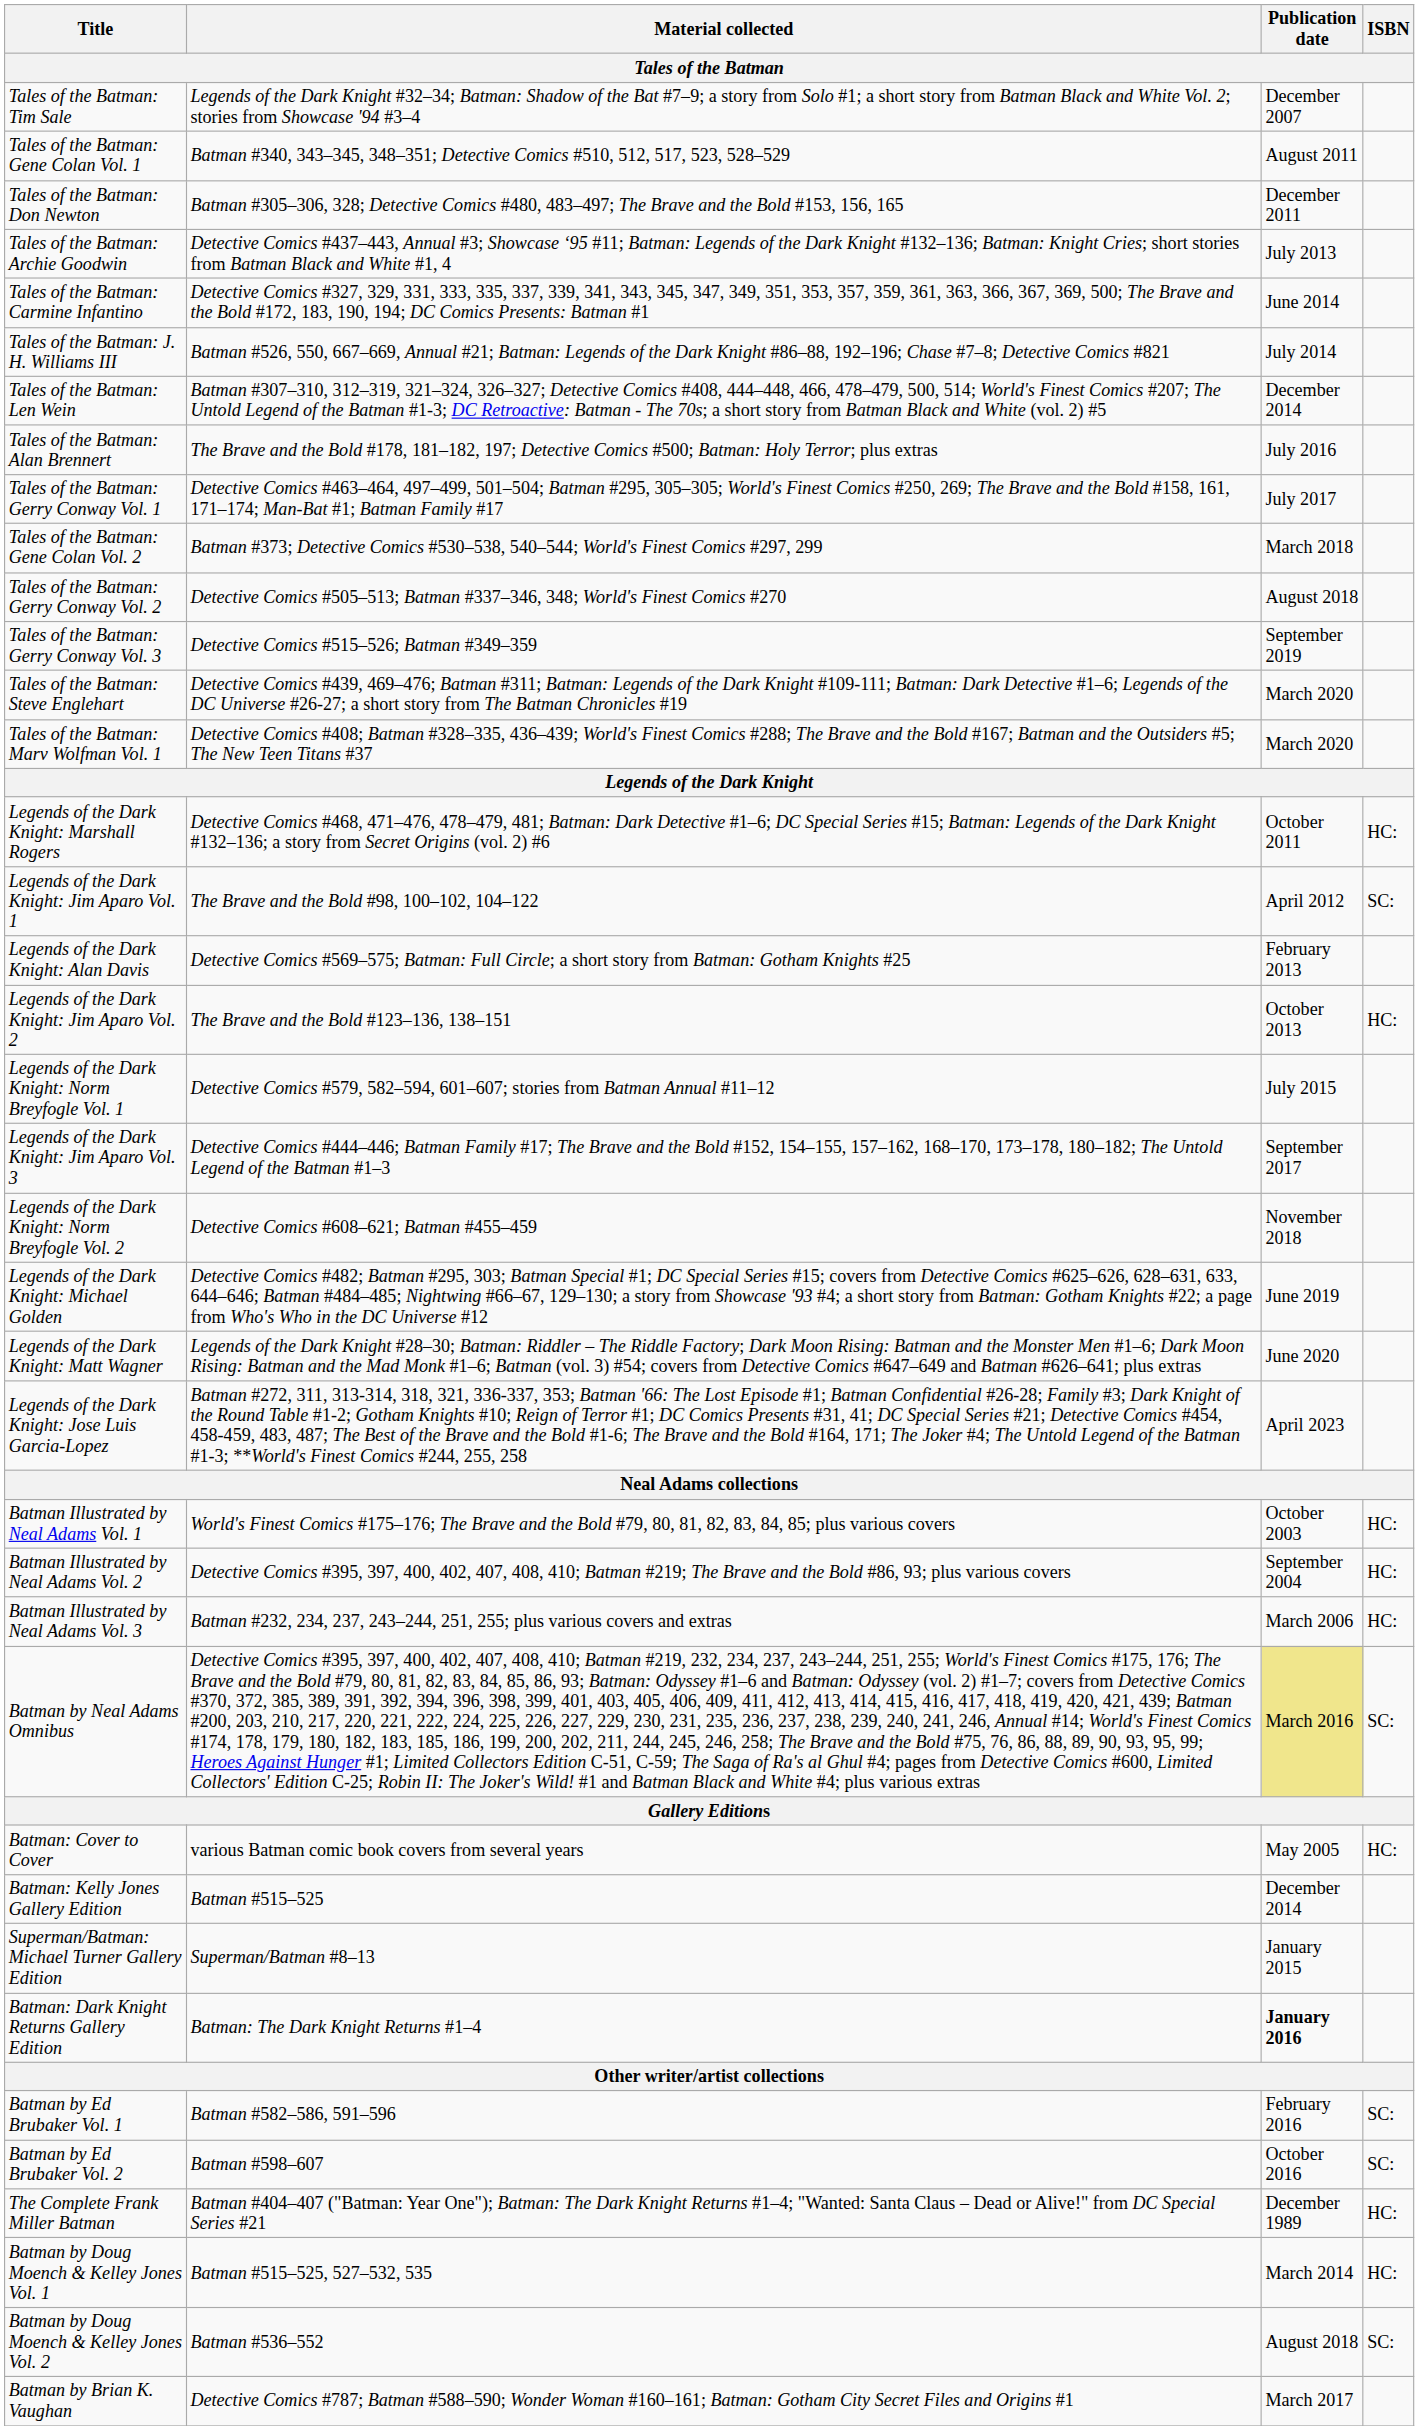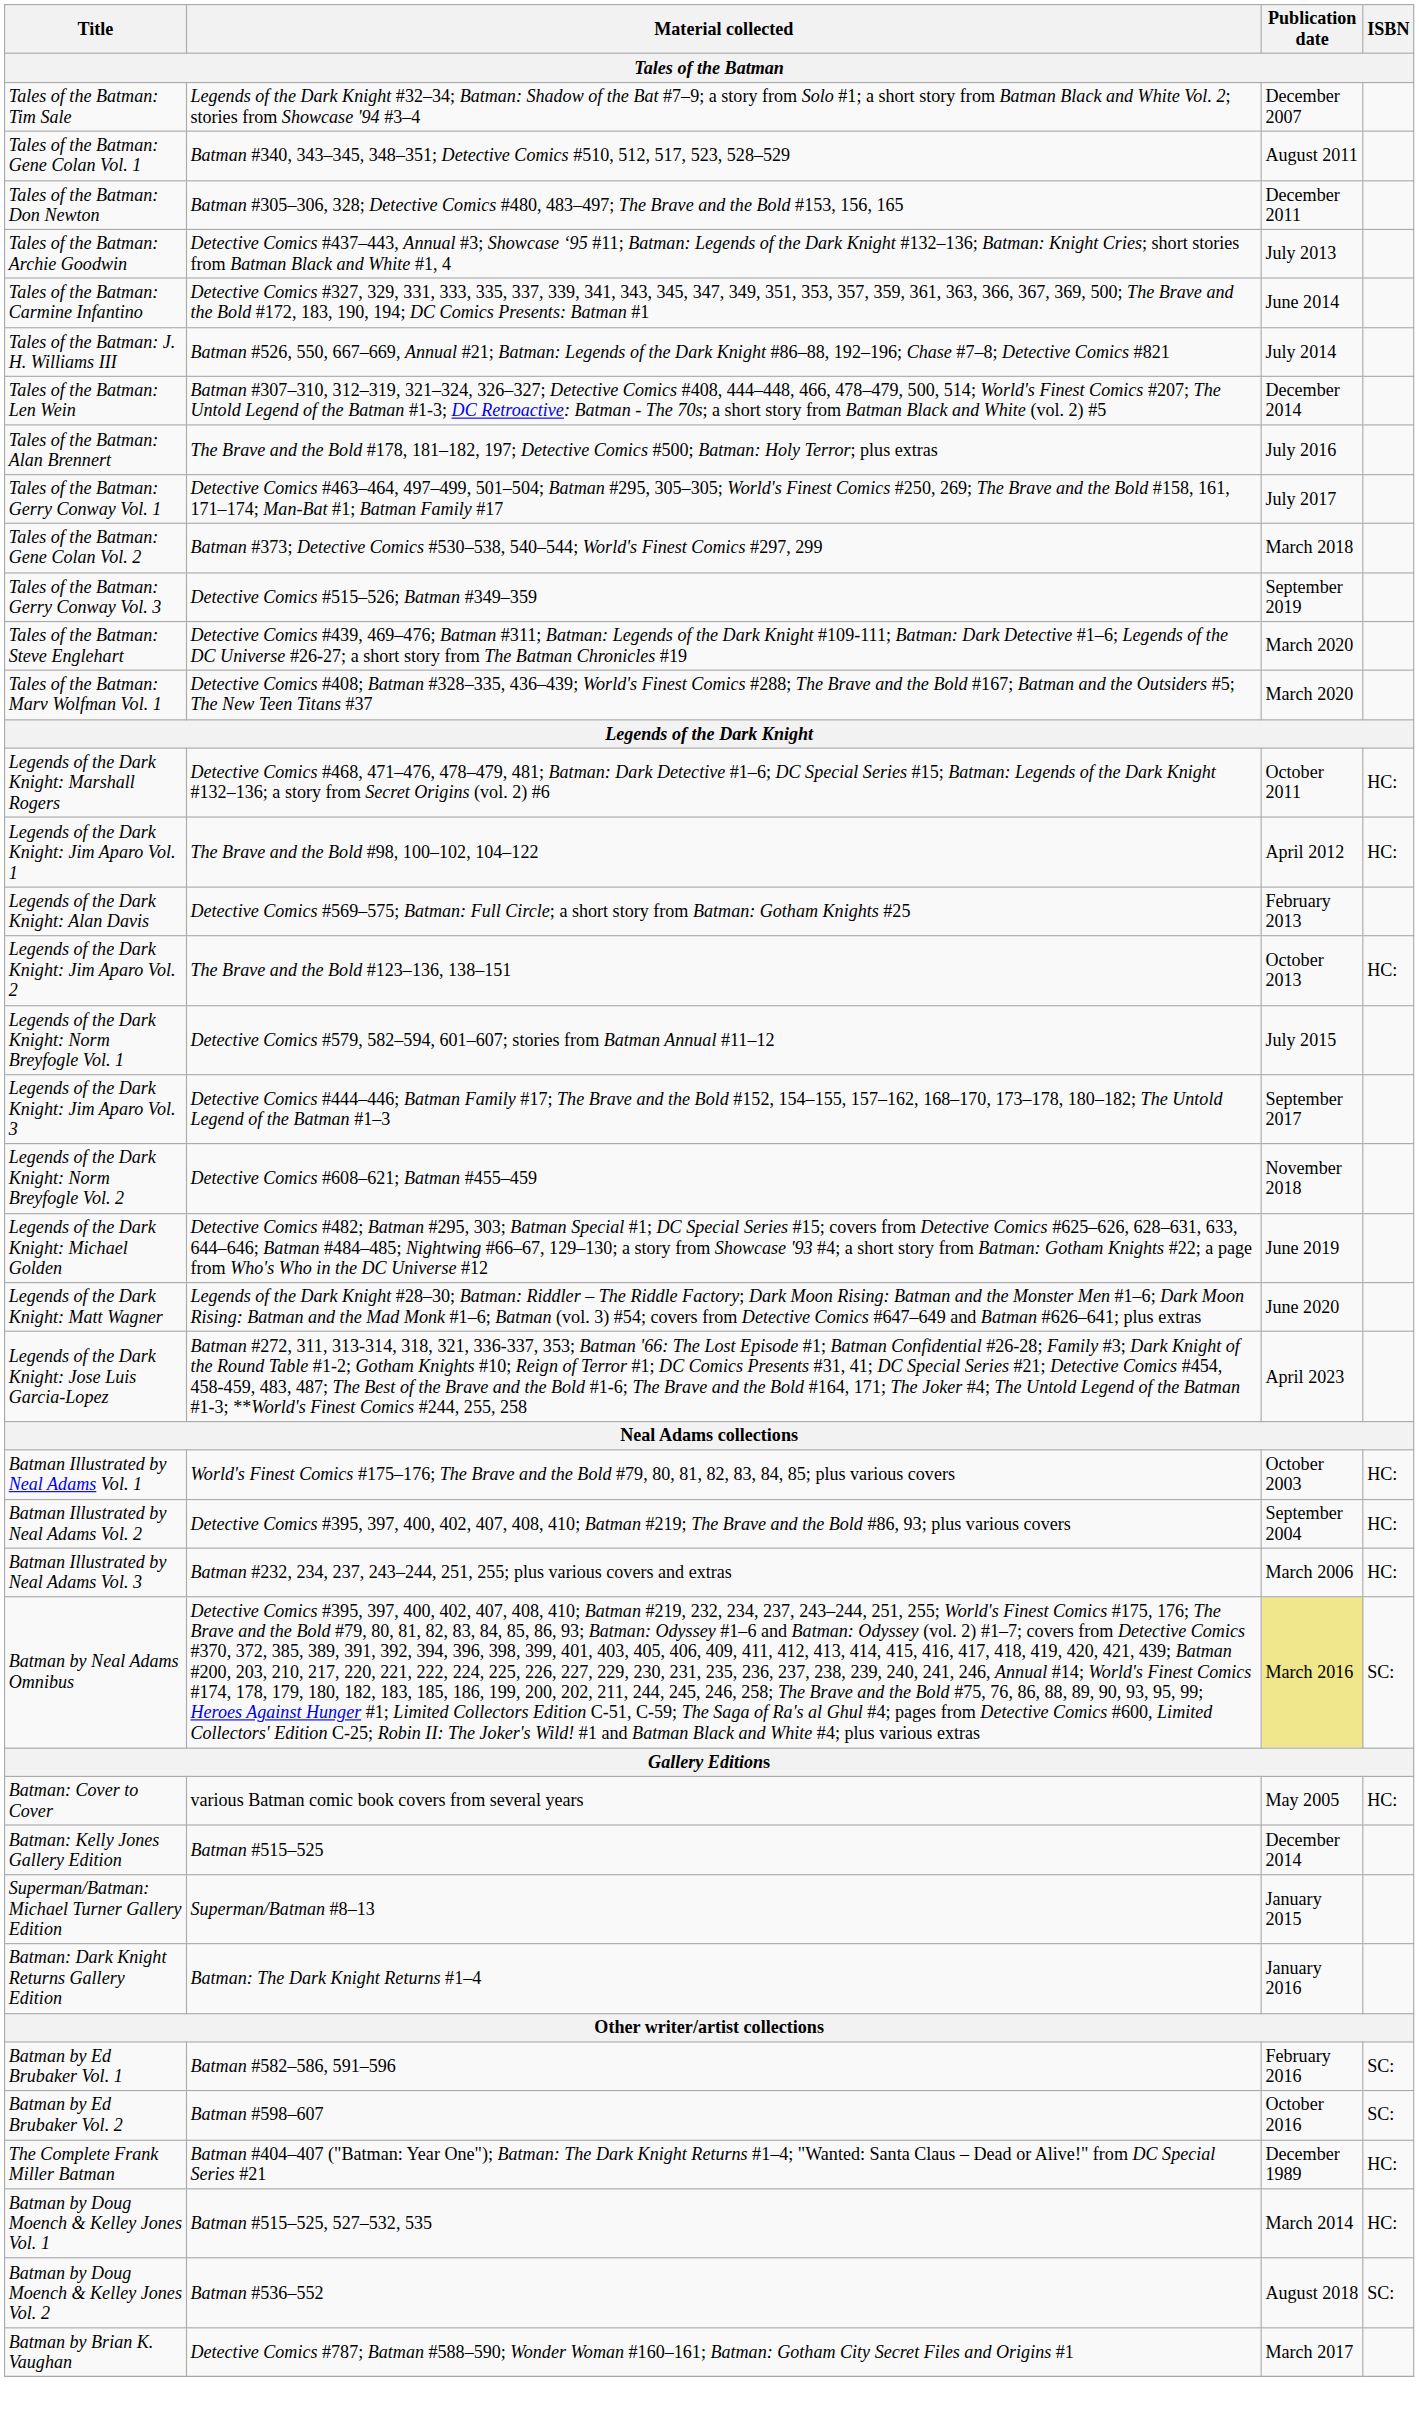- row: (85, 596)
(1381, 901) SC: -> (1382, 852) HC:
(1298, 2027) bold -> (1294, 1978) normal
